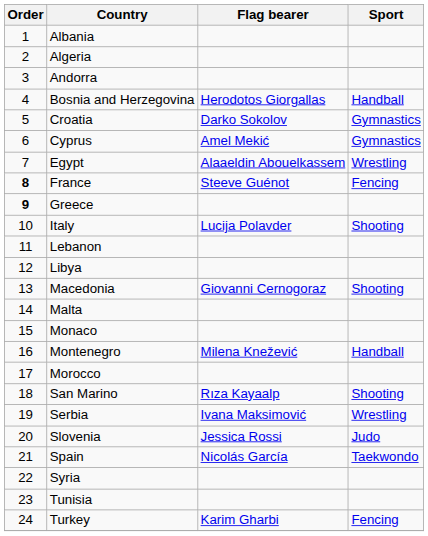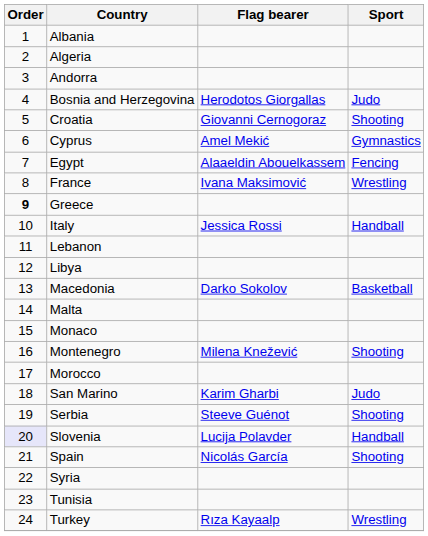(378, 99) Handball -> (366, 99) Judo
(244, 120) Darko Sokolov -> (263, 120) Giovanni Cernogoraz
(386, 120) Gymnastics -> (378, 120) Shooting
(379, 162) Wrestling -> (375, 162) Fencing
(26, 183) bold -> (26, 183) normal
(245, 183) Steeve Guénot -> (253, 183) Ivana Maksimović
(375, 183) Fencing -> (379, 183) Wrestling
(246, 225) Lucija Polavder -> (241, 225) Jessica Rossi
(378, 225) Shooting -> (378, 225) Handball
(263, 288) Giovanni Cernogoraz -> (244, 288) Darko Sokolov
(378, 288) Shooting -> (382, 288) Basketball
(378, 352) Handball -> (378, 352) Shooting
(240, 394) Rıza Kayaalp -> (240, 394) Karim Gharbi
(378, 394) Shooting -> (366, 394) Judo
(253, 415) Ivana Maksimović -> (245, 415) Steeve Guénot
(379, 415) Wrestling -> (378, 415) Shooting
(26, 436) no background -> (26, 436) lavender background
(241, 436) Jessica Rossi -> (246, 436) Lucija Polavder
(366, 436) Judo -> (378, 436) Handball
(385, 457) Taekwondo -> (378, 457) Shooting
(240, 520) Karim Gharbi -> (240, 520) Rıza Kayaalp
(375, 520) Fencing -> (379, 520) Wrestling
